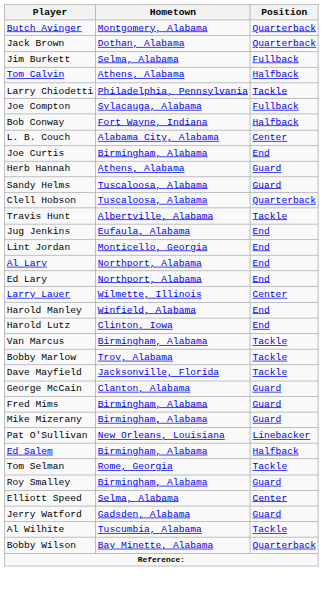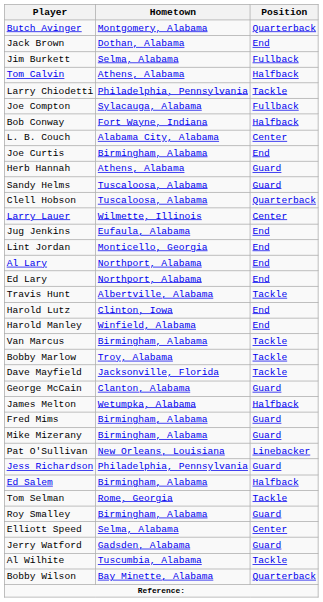(284, 44) Quarterback -> (261, 44) End
rows swapped: (38, 216) <-> (38, 294)
rows swapped: (38, 326) <-> (44, 310)
+ row: (41, 404)
+ row: (50, 467)
